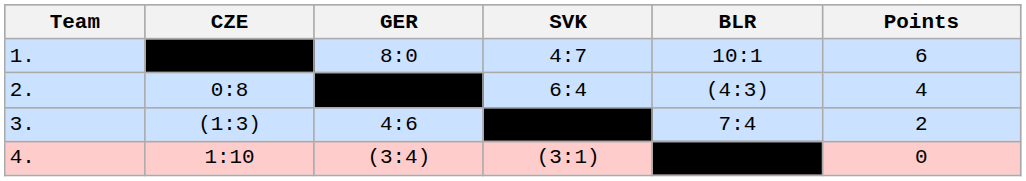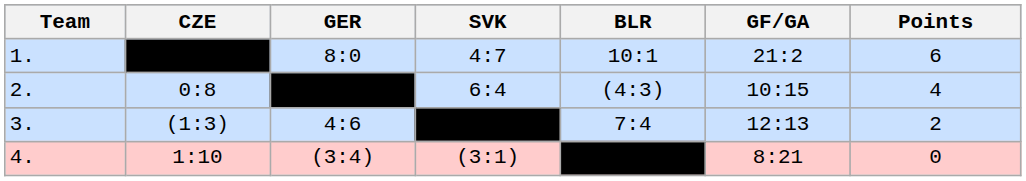+ column: (778, 22)
